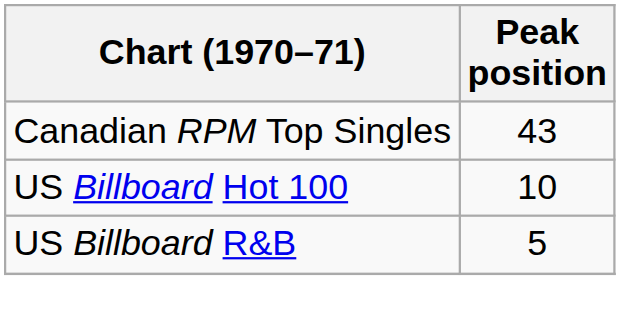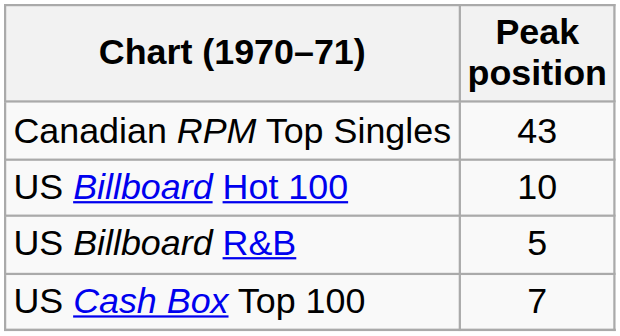+ row: (189, 300)
